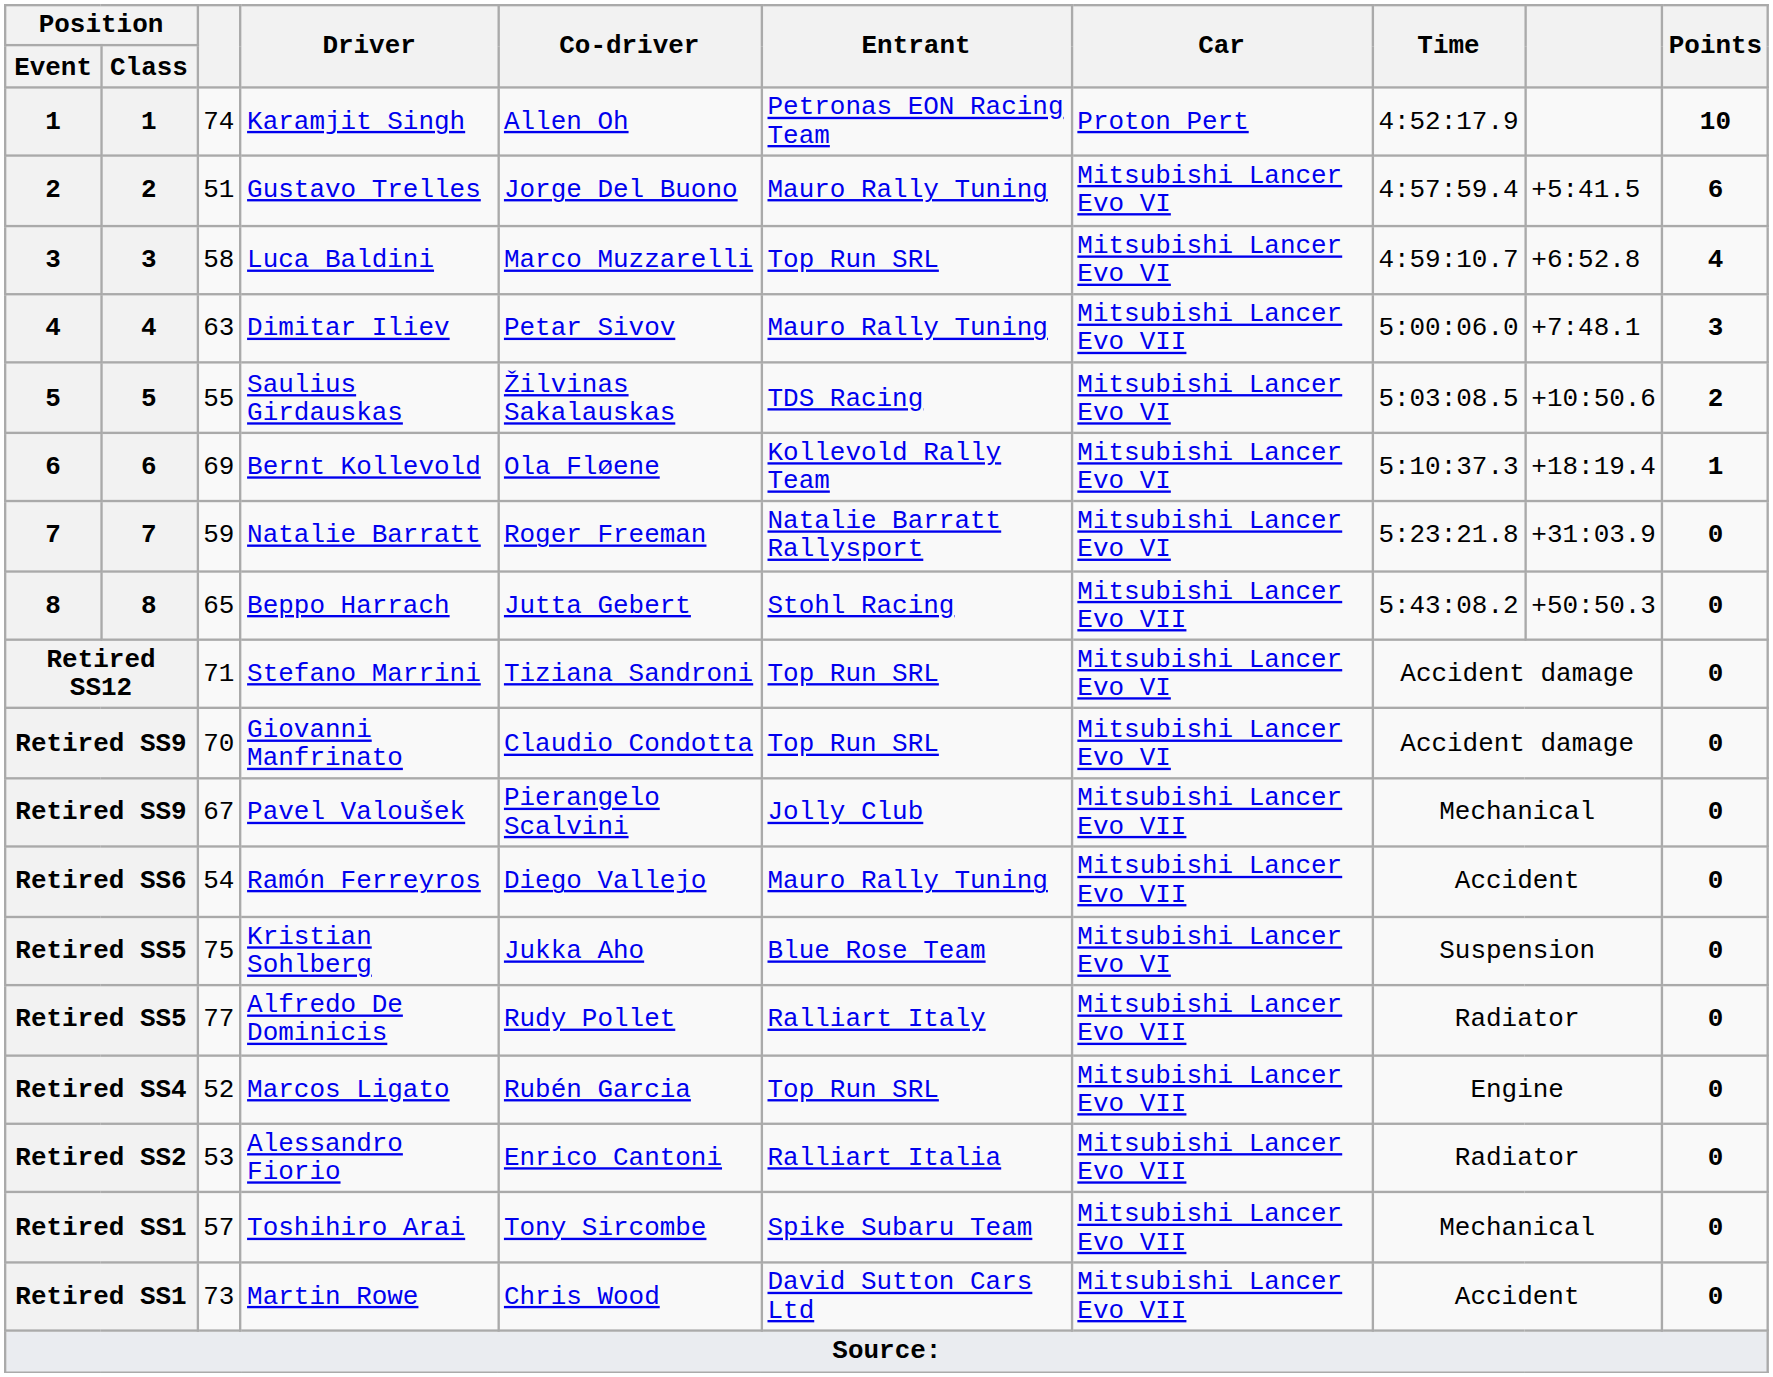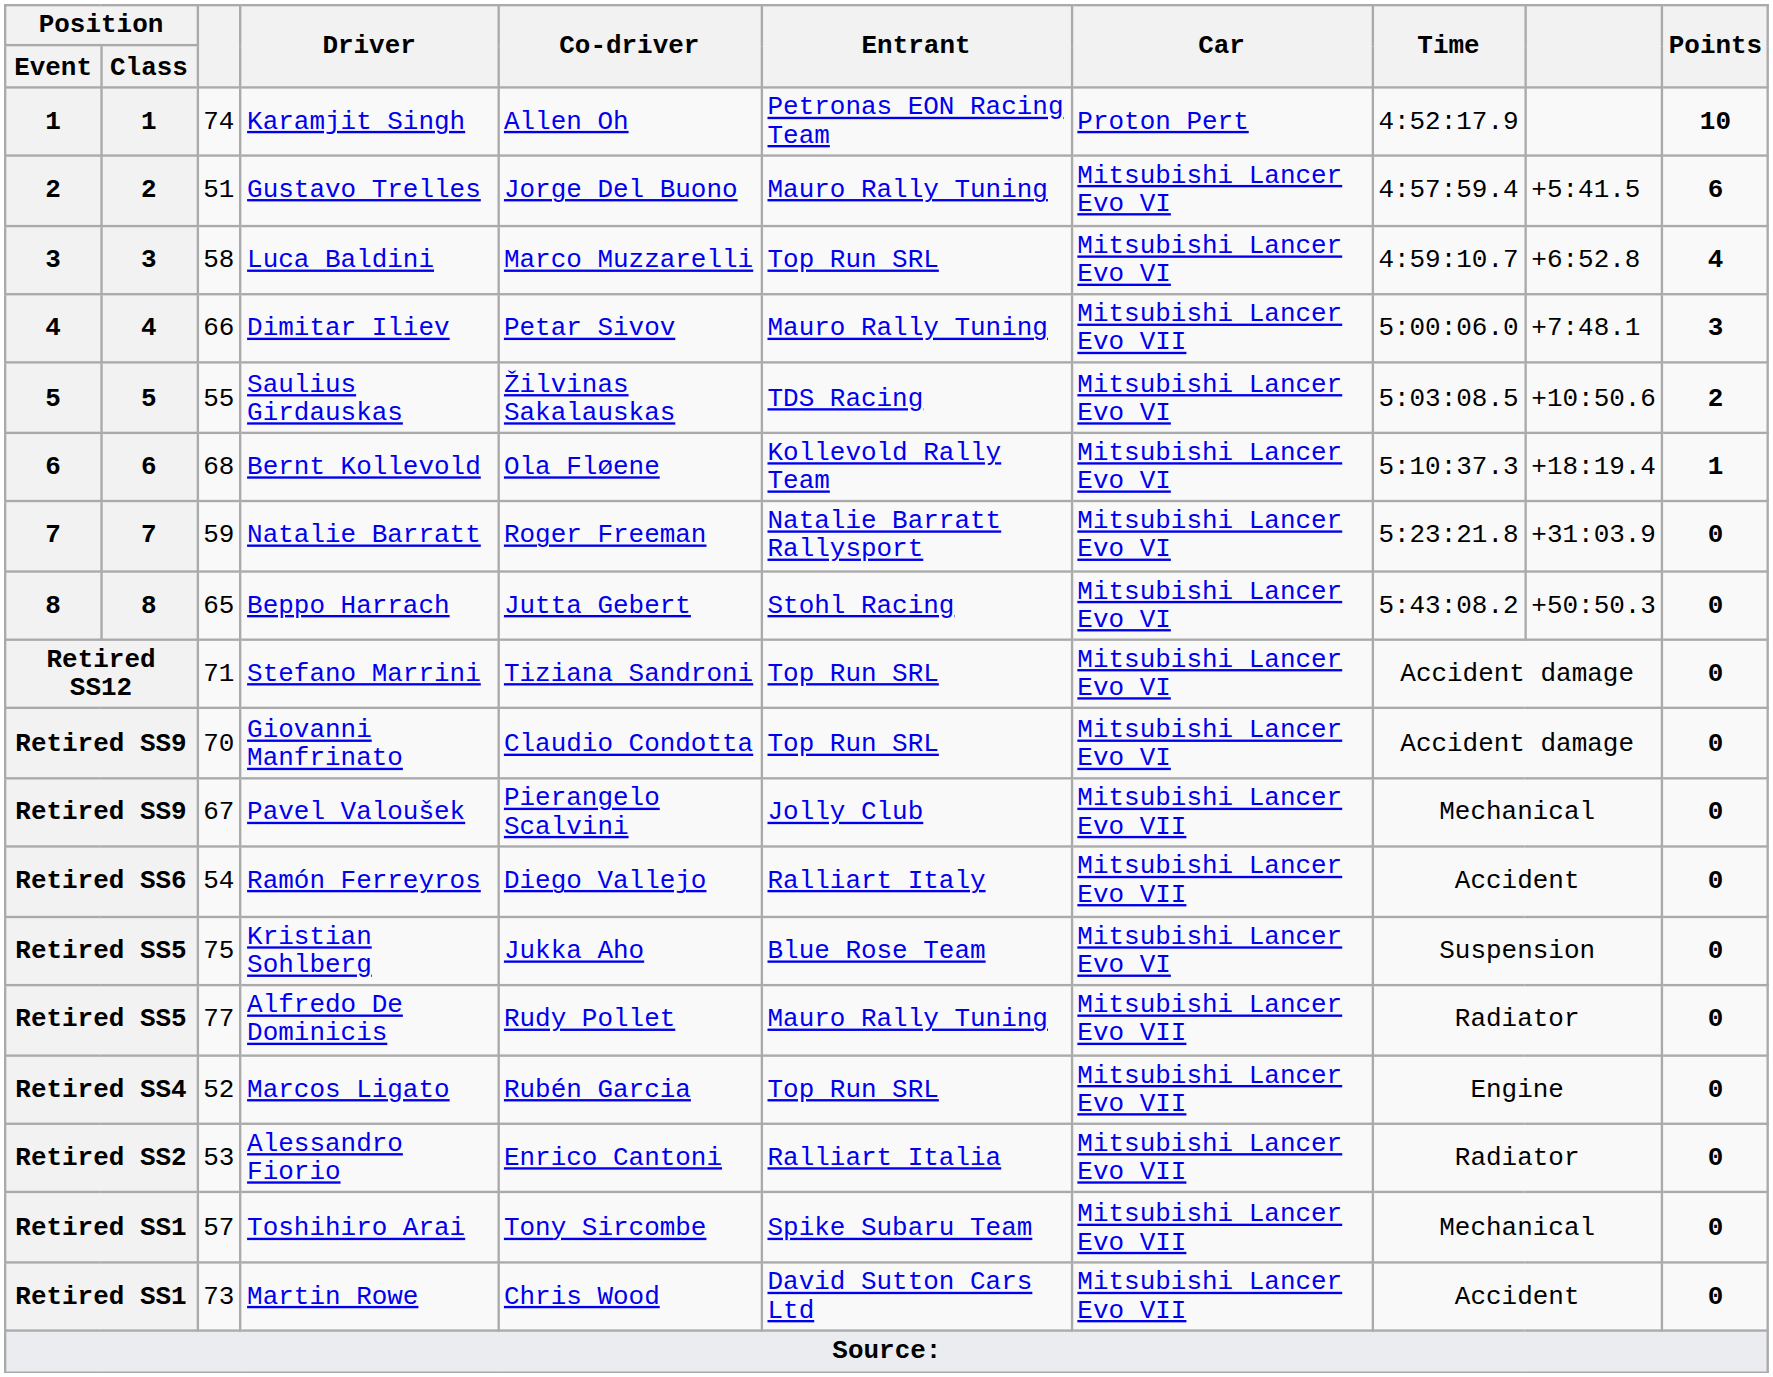(219, 329) 63 -> (219, 329) 66
(219, 467) 69 -> (219, 467) 68
(1210, 605) Mitsubishi Lancer Evo VII -> (1210, 605) Mitsubishi Lancer Evo VI
(908, 882) Mauro Rally Tuning -> (877, 882) Ralliart Italy
(877, 1020) Ralliart Italy -> (908, 1020) Mauro Rally Tuning
